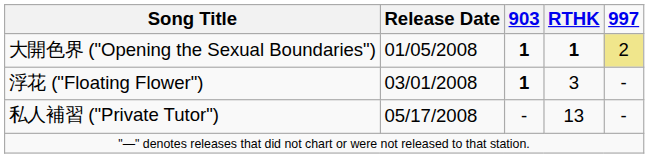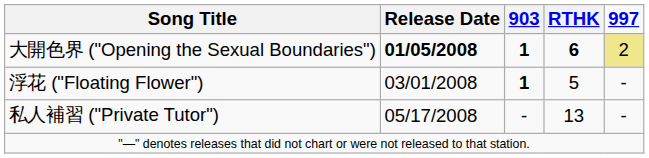(431, 50) normal -> (431, 50) bold
(574, 50) 1 -> (574, 50) 6
(574, 83) 3 -> (574, 83) 5
